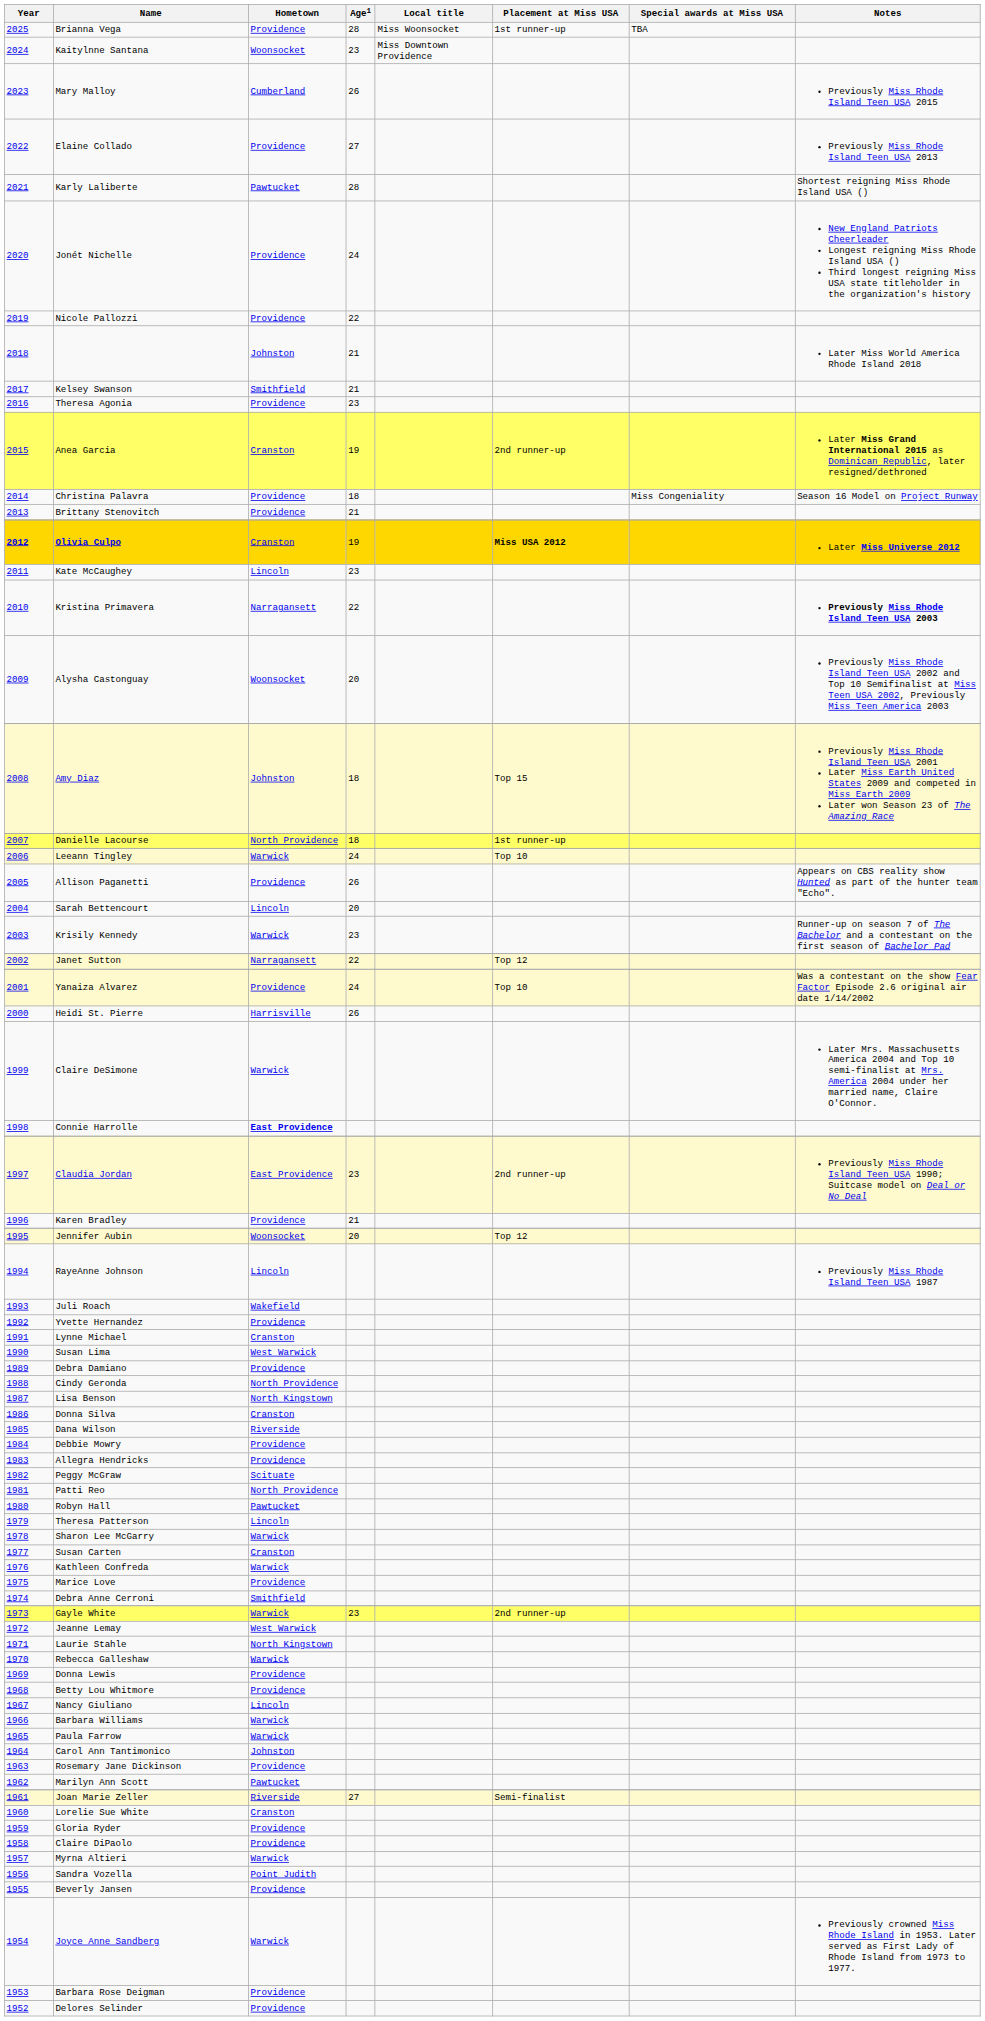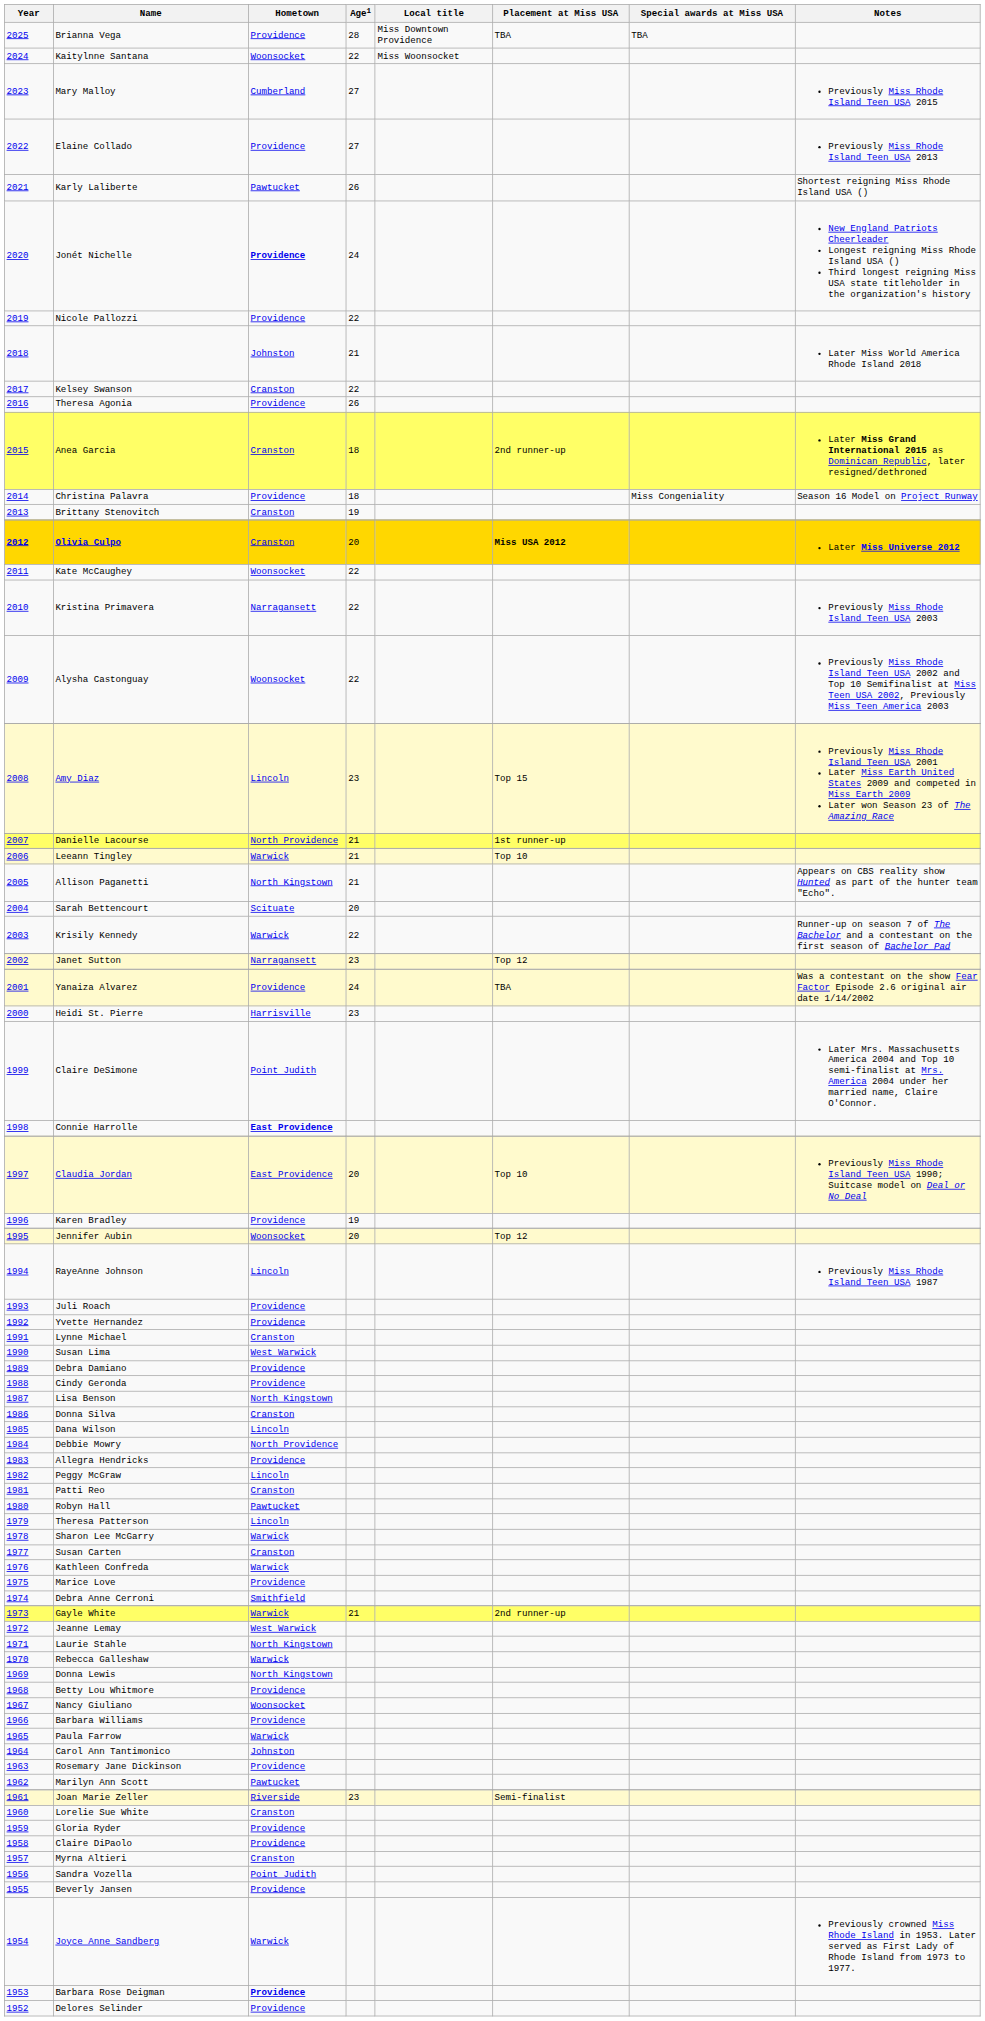(418, 29) Miss Woonsocket -> (413, 35) Miss Downtown Providence
(530, 29) 1st runner-up -> (503, 35) TBA
(354, 50) 23 -> (354, 56) 22
(413, 50) Miss Downtown Providence -> (418, 56) Miss Woonsocket
(354, 91) 26 -> (354, 91) 27
(354, 187) 28 -> (354, 187) 26
(278, 255) normal -> (278, 255) bold
(278, 389) Smithfield -> (272, 389) Cranston
(354, 389) 21 -> (354, 389) 22
(354, 404) 23 -> (354, 404) 26
(354, 450) 19 -> (354, 450) 18
(278, 512) Providence -> (272, 512) Cranston
(354, 512) 21 -> (354, 512) 19
(354, 542) 19 -> (354, 542) 20
(270, 572) Lincoln -> (278, 572) Woonsocket
(354, 572) 23 -> (354, 572) 22
(888, 613) bold -> (888, 613) normal
(354, 679) 20 -> (354, 679) 22
(272, 778) Johnston -> (270, 778) Lincoln
(354, 778) 18 -> (354, 778) 23
(354, 841) 18 -> (354, 841) 21
(354, 856) 24 -> (354, 856) 21
(278, 882) Providence -> (292, 882) North Kingstown
(354, 882) 26 -> (354, 882) 21
(270, 909) Lincoln -> (272, 909) Scituate
(354, 935) 23 -> (354, 935) 22
(354, 961) 22 -> (354, 961) 23
(511, 987) Top 10 -> (503, 987) TBA
(354, 1014) 26 -> (354, 1014) 23
(270, 1071) Warwick -> (283, 1071) Point Judith
(354, 1174) 23 -> (354, 1174) 20
(530, 1174) 2nd runner-up -> (511, 1174) Top 10
(354, 1221) 21 -> (354, 1221) 19
(275, 1307) Wakefield -> (278, 1307) Providence
(294, 1383) North Providence -> (278, 1383) Providence
(275, 1429) Riverside -> (270, 1429) Lincoln
(278, 1445) Providence -> (294, 1445) North Providence
(272, 1475) Scituate -> (270, 1475) Lincoln
(294, 1491) North Providence -> (272, 1491) Cranston
(354, 1613) 23 -> (354, 1613) 21
(278, 1675) Providence -> (292, 1675) North Kingstown
(270, 1705) Lincoln -> (278, 1705) Woonsocket
(270, 1721) Warwick -> (278, 1721) Providence
(354, 1797) 27 -> (354, 1797) 23
(270, 1859) Warwick -> (272, 1859) Cranston
(278, 1993) normal -> (278, 1993) bold
